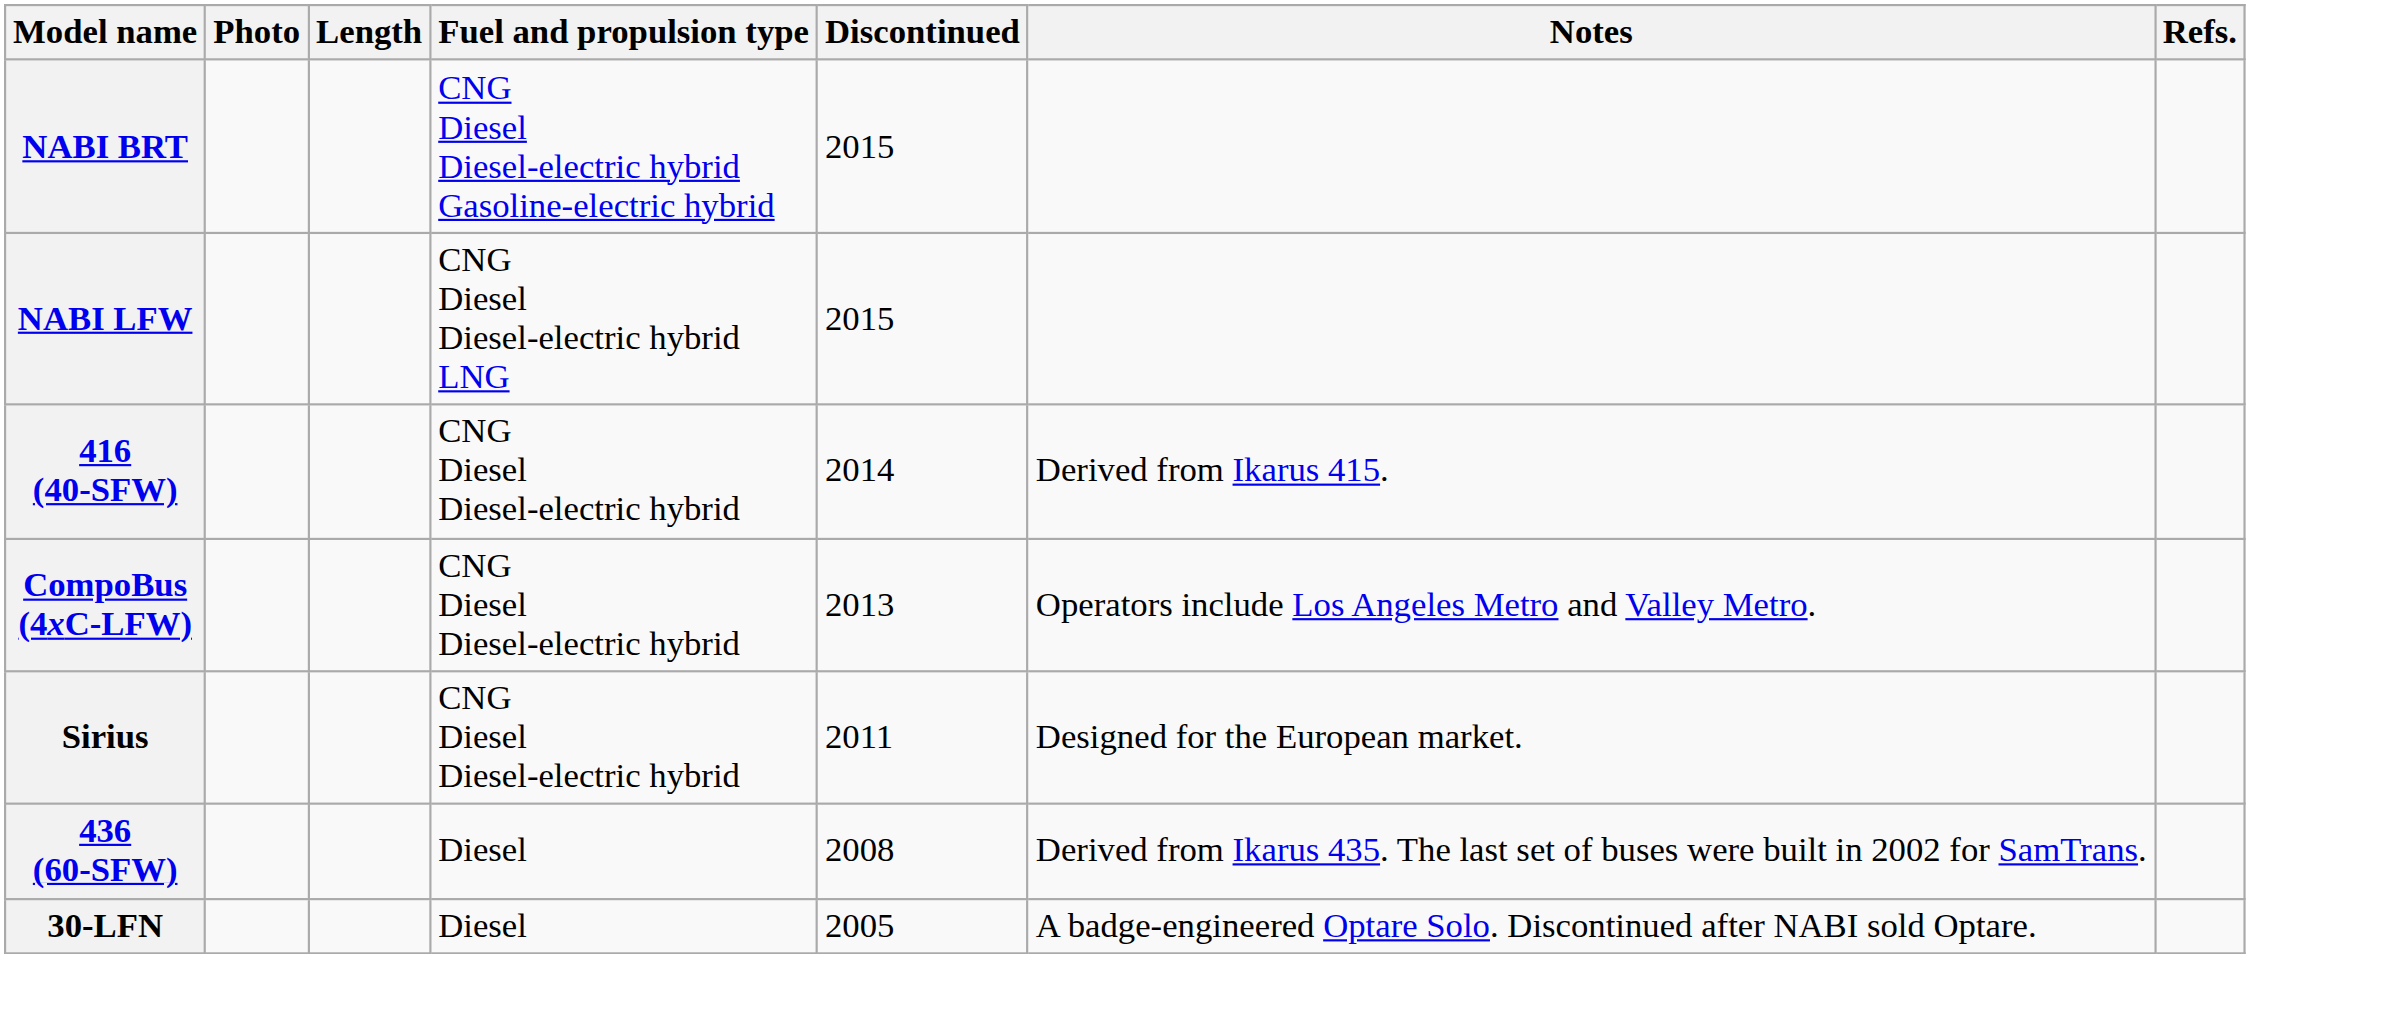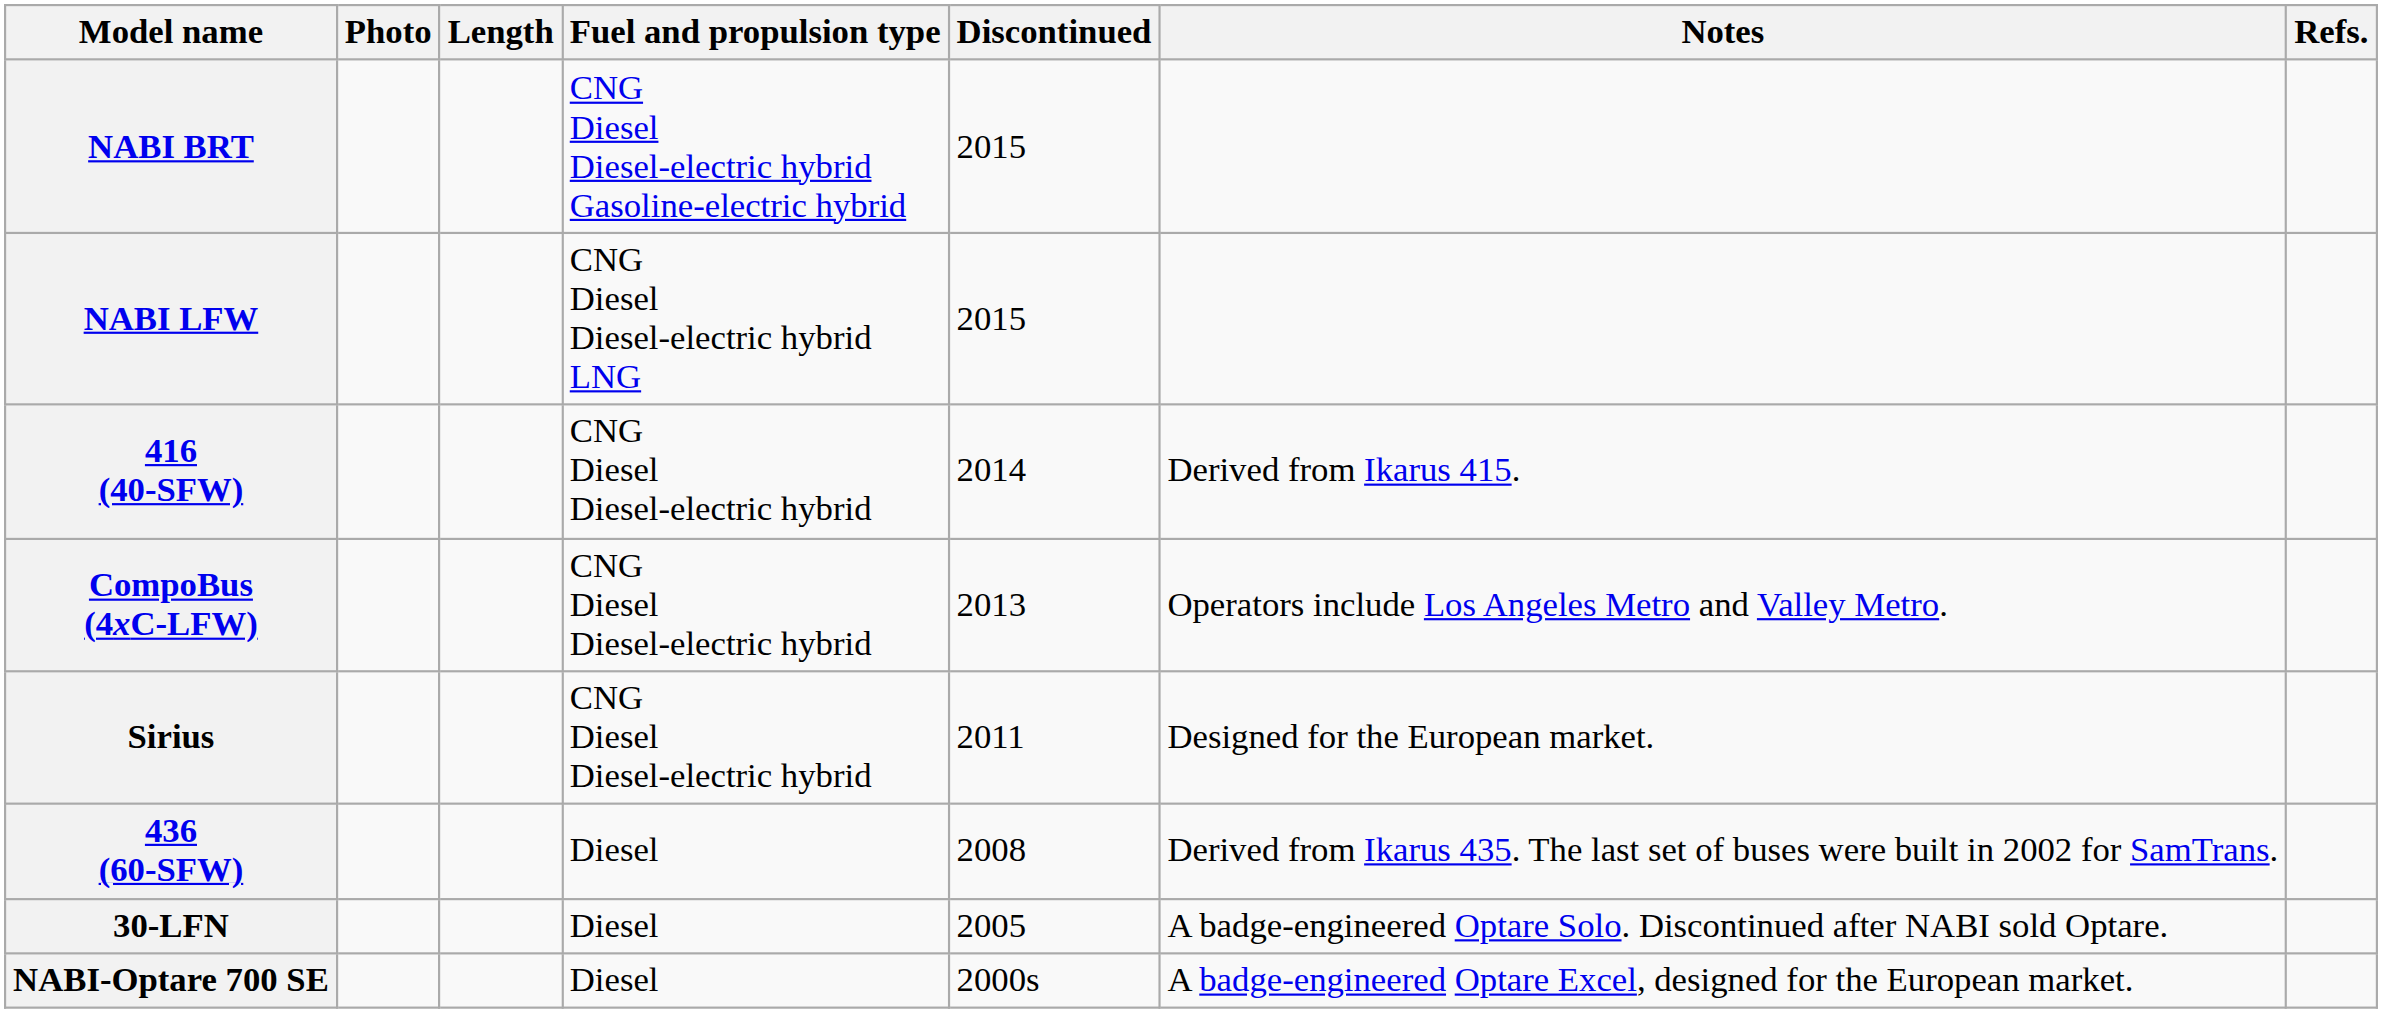+ row: (171, 980)
